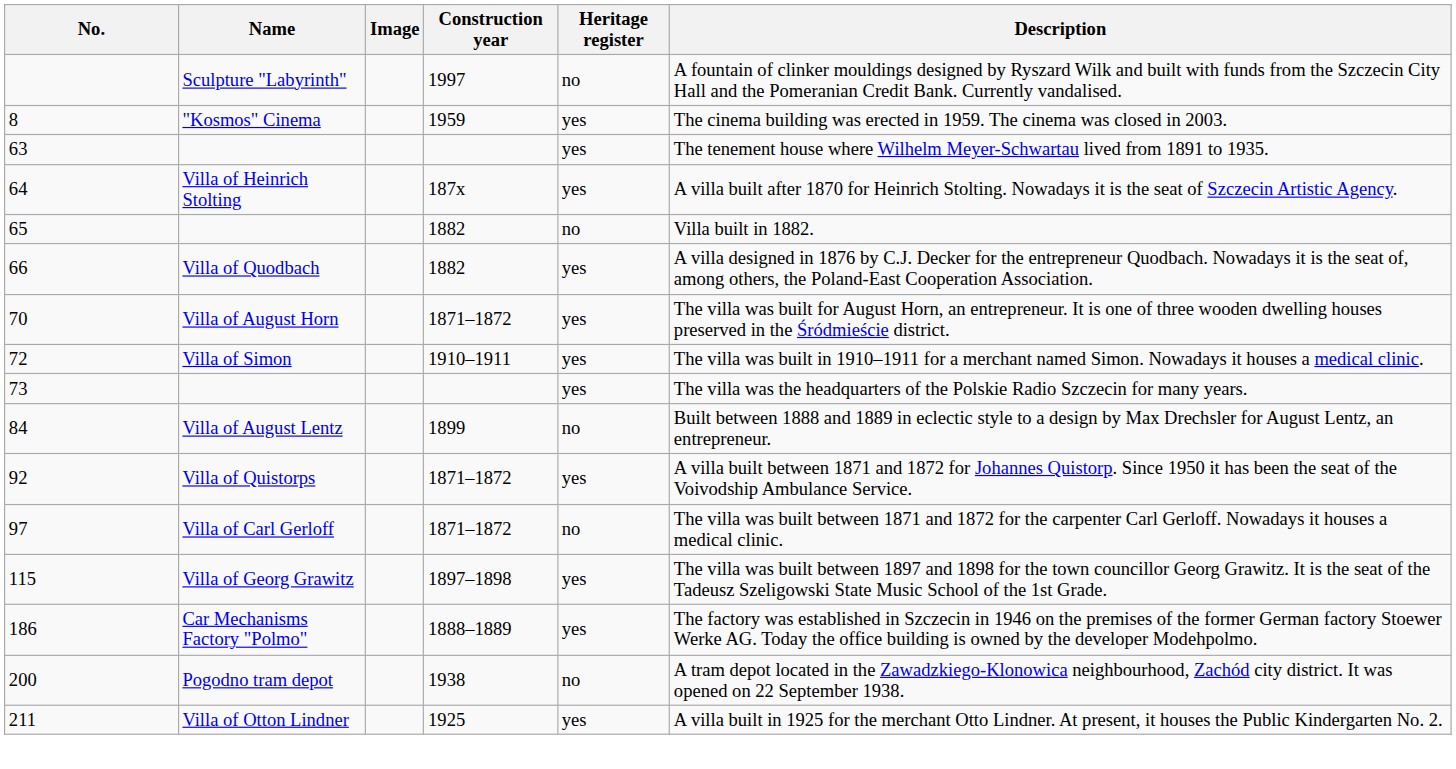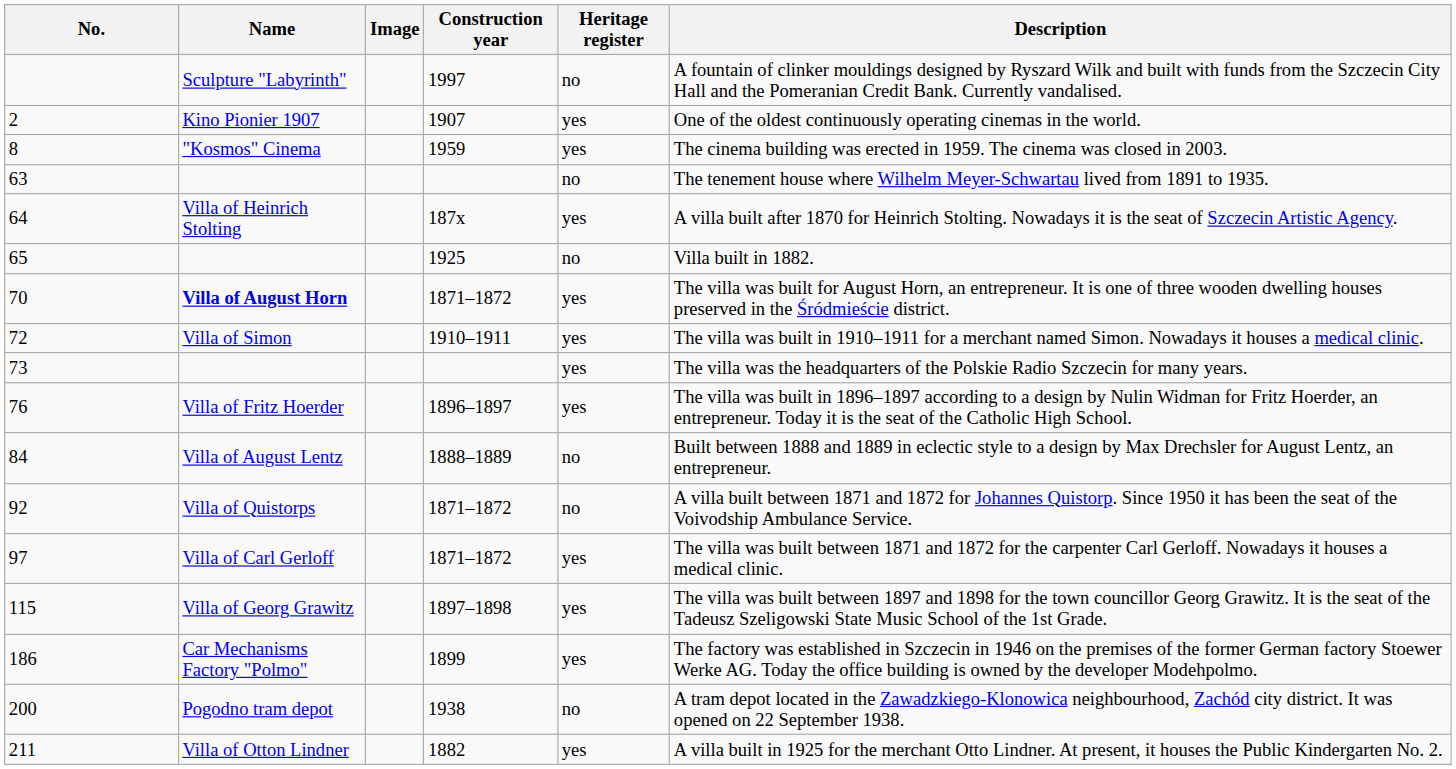+ row: (13, 119)
(574, 149) yes -> (571, 178) no
(447, 229) 1882 -> (447, 258) 1925
- row: (18, 268)
(260, 319) normal -> (265, 298) bold
+ row: (18, 407)
(447, 428) 1899 -> (470, 457) 1888–1889
(574, 478) yes -> (571, 508) no
(571, 529) no -> (574, 558) yes
(470, 629) 1888–1889 -> (447, 659) 1899
(447, 719) 1925 -> (447, 749) 1882
